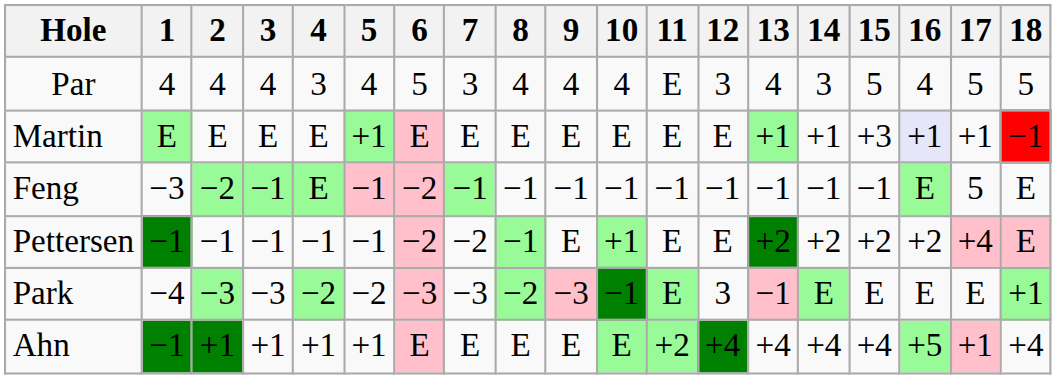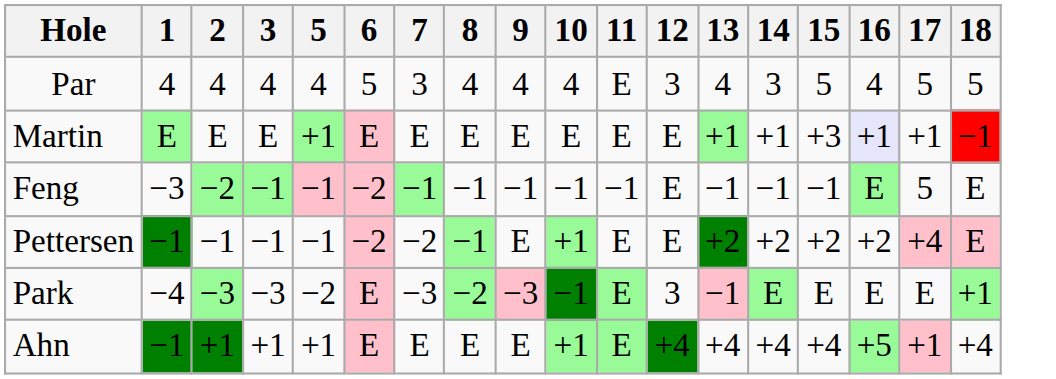- column: (319, 30)
(723, 188) −1 -> (672, 188) E
(420, 293) −3 -> (369, 293) E
(622, 345) E -> (571, 345) +1
(672, 345) +2 -> (622, 345) E
